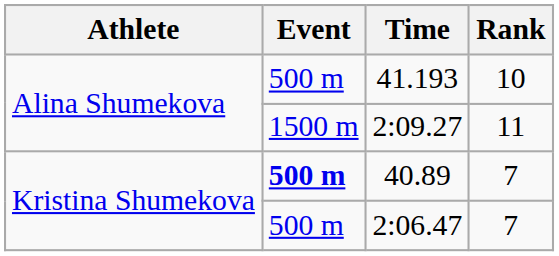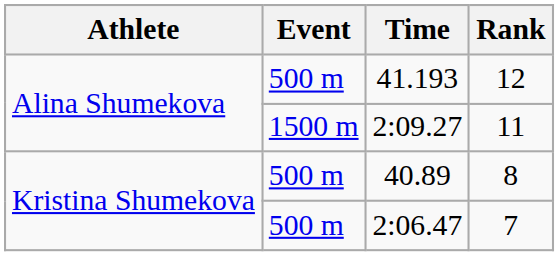(511, 78) 10 -> (511, 78) 12
(307, 176) bold -> (306, 176) normal
(511, 176) 7 -> (511, 176) 8
